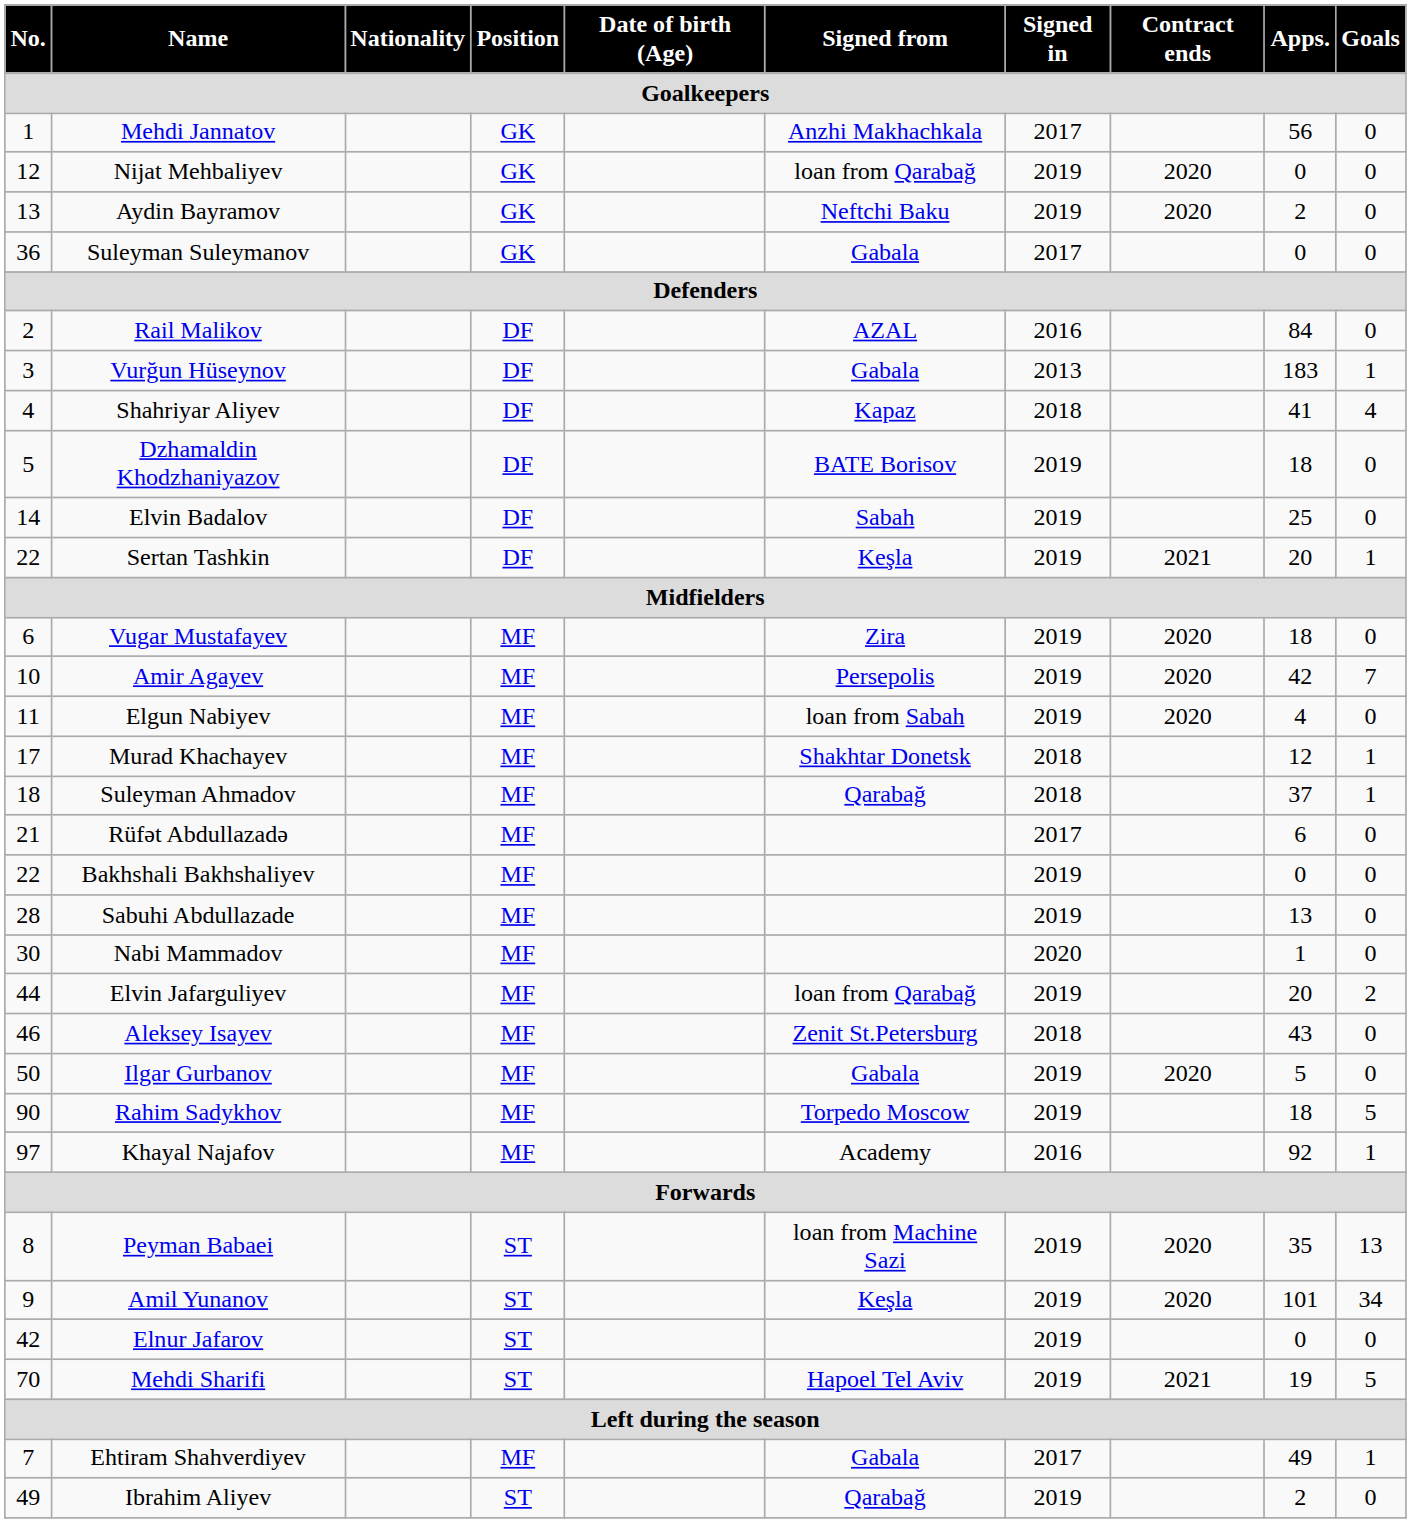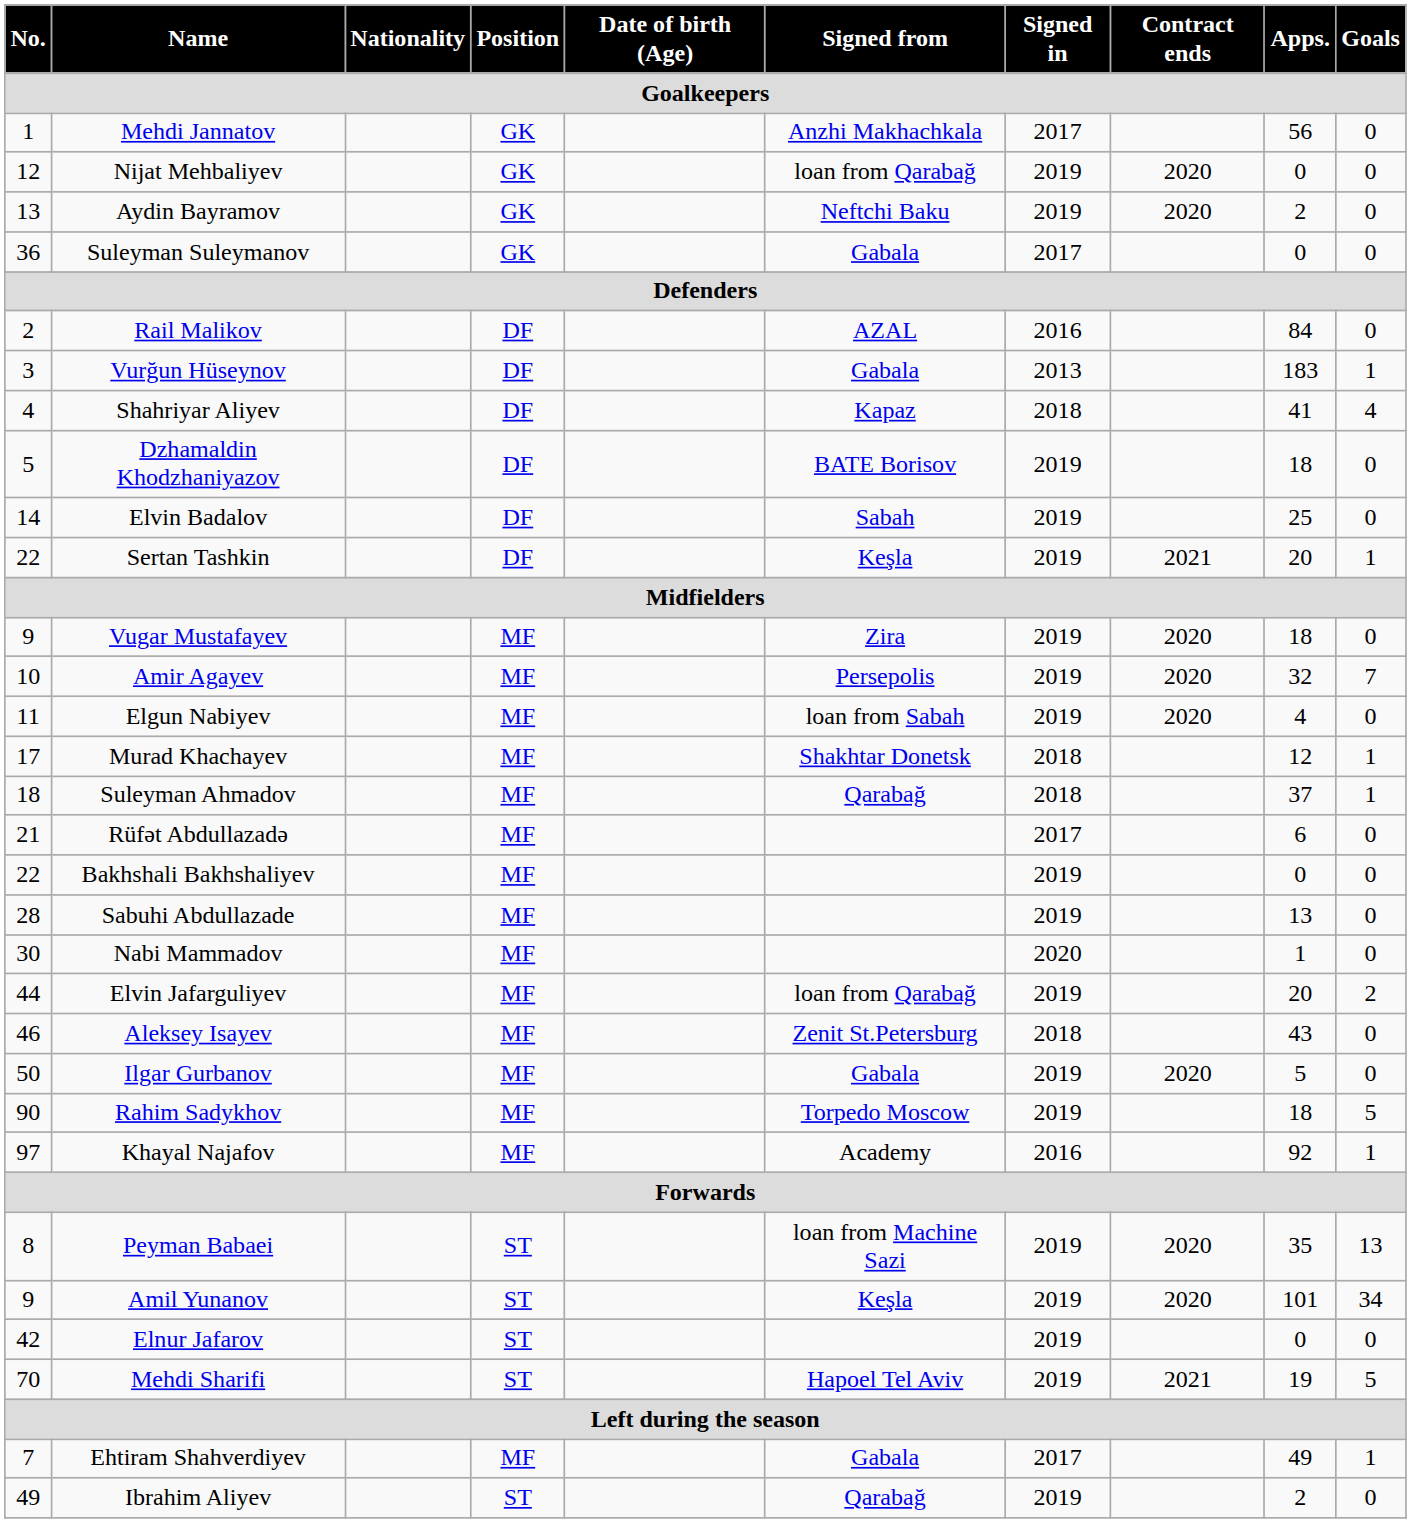(28, 636) 6 -> (28, 636) 9
(1300, 676) 42 -> (1300, 676) 32
